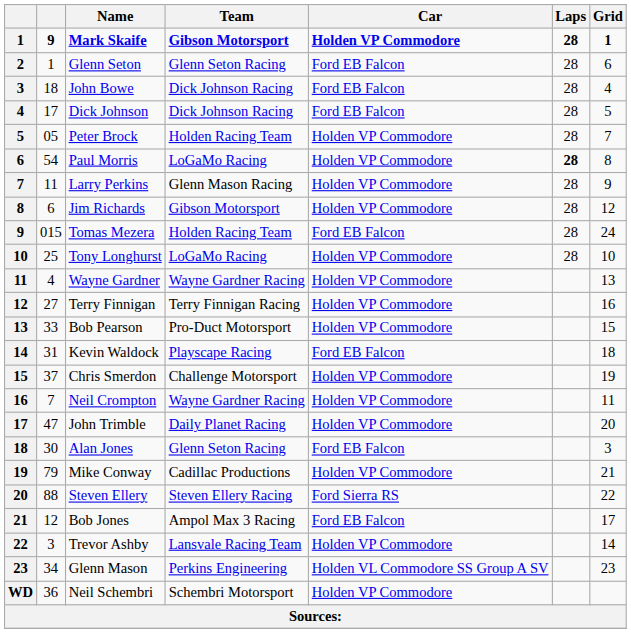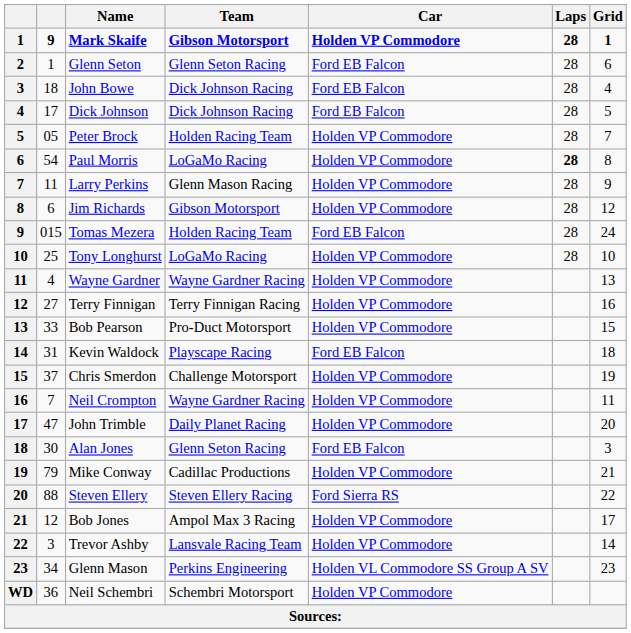(358, 520) Ford EB Falcon -> (382, 520) Holden VP Commodore
